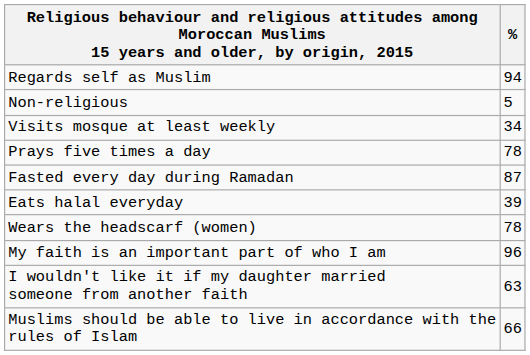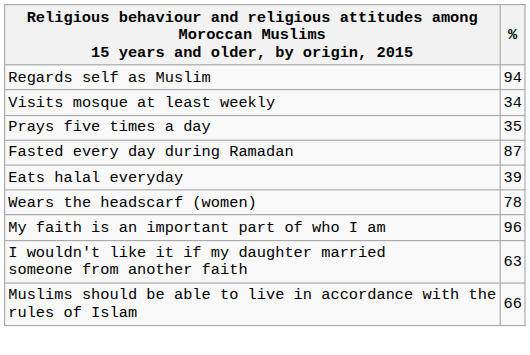- row: (68, 102)
(513, 152) 78 -> (513, 127) 35
